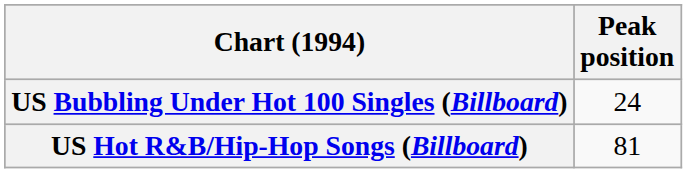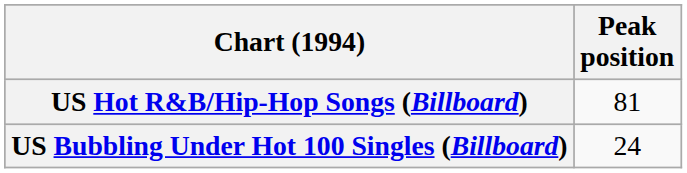rows swapped: (289, 101) <-> (289, 145)
